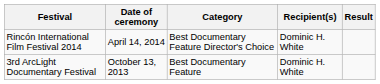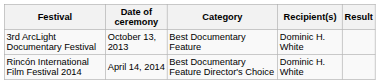rows swapped: (51, 67) <-> (48, 42)
